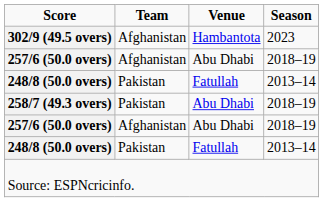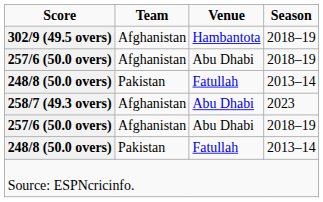(281, 37) 2023 -> (291, 37) 2018–19
(142, 103) Pakistan -> (152, 103) Afghanistan
(291, 103) 2018–19 -> (281, 103) 2023
